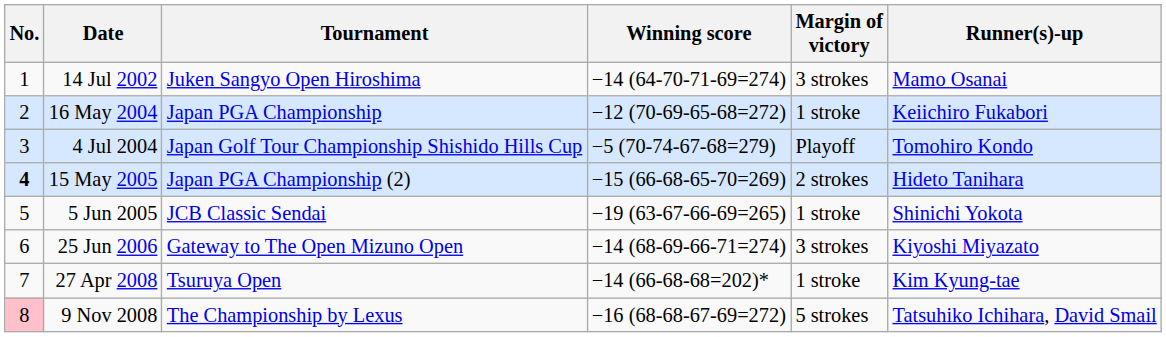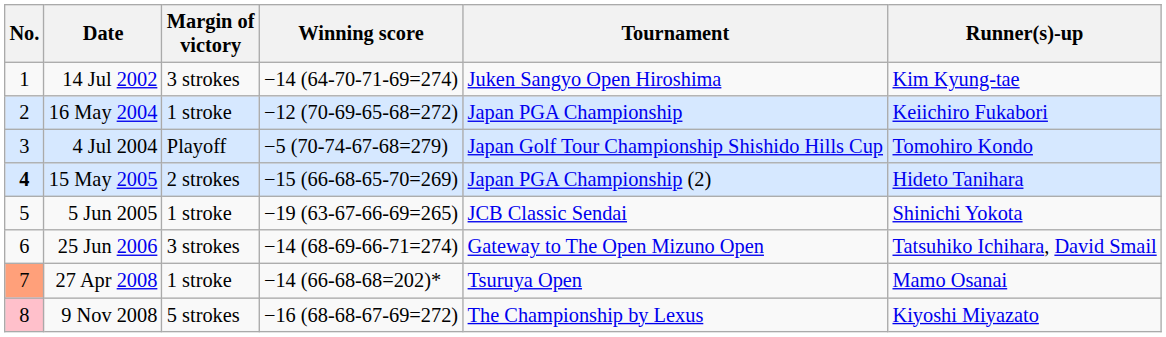columns swapped: (375, 33) <-> (839, 33)
(950, 79) Mamo Osanai -> (956, 79) Kim Kyung-tae
(966, 247) Kiyoshi Miyazato -> (1025, 247) Tatsuhiko Ichihara, David Smail
(24, 280) no background -> (24, 280) lightsalmon background
(956, 280) Kim Kyung-tae -> (950, 280) Mamo Osanai
(1025, 314) Tatsuhiko Ichihara, David Smail -> (966, 314) Kiyoshi Miyazato
